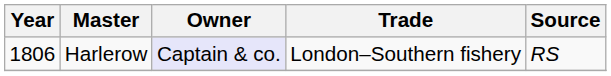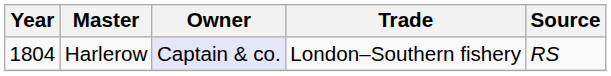(32, 53) 1806 -> (32, 53) 1804
